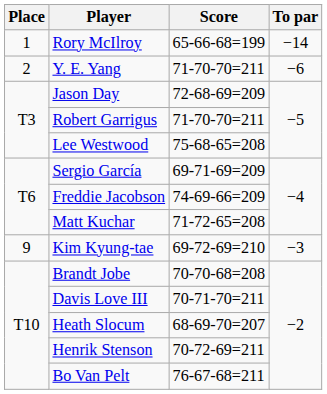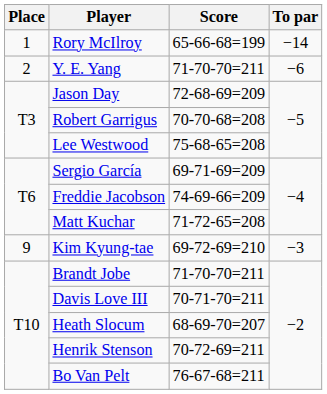(219, 119) 71-70-70=211 -> (219, 119) 70-70-68=208
(219, 273) 70-70-68=208 -> (219, 273) 71-70-70=211
